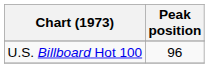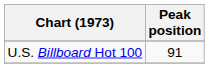(175, 52) 96 -> (175, 52) 91
